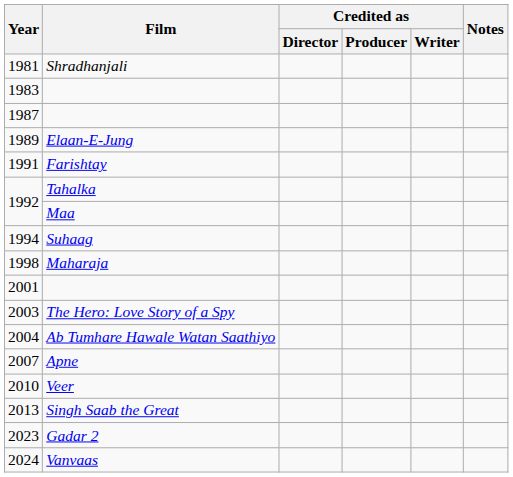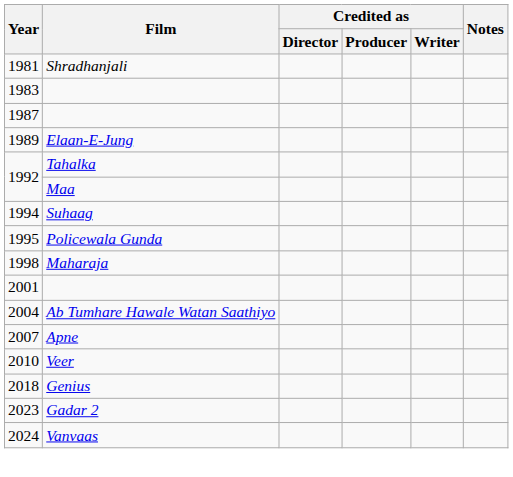- row: (24, 164)
+ row: (24, 238)
- row: (24, 312)
- row: (24, 410)
+ row: (24, 386)
